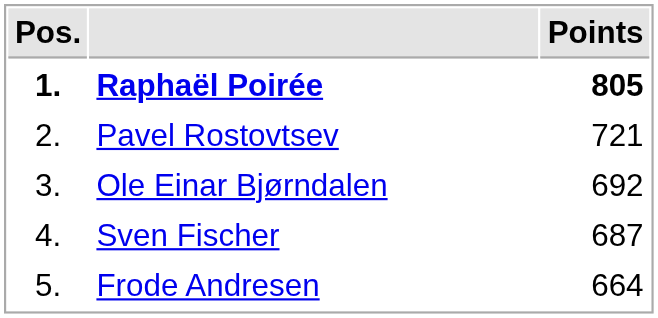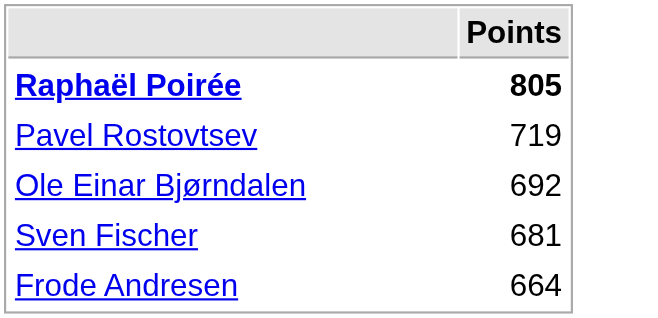- column: (48, 32)
(617, 135) 721 -> (536, 135) 719
(617, 235) 687 -> (536, 235) 681
